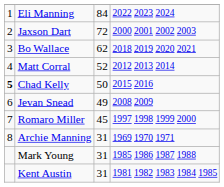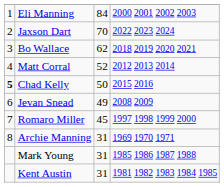(144, 13) 2022 2023 2024 -> (154, 13) 2000 2001 2002 2003
(102, 31) 72 -> (102, 31) 70
(154, 31) 2000 2001 2002 2003 -> (144, 31) 2022 2023 2024
